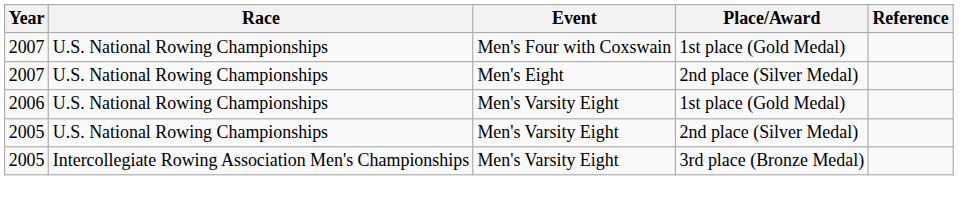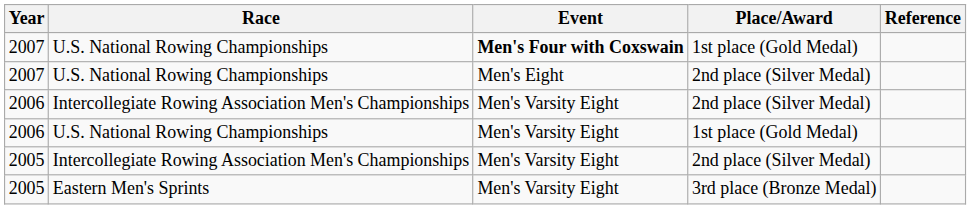(574, 47) normal -> (581, 47) bold
+ row: (27, 103)
(190, 132) U.S. National Rowing Championships -> (261, 160) Intercollegiate Rowing Association Men's Championships
(261, 160) Intercollegiate Rowing Association Men's Championships -> (131, 189) Eastern Men's Sprints
